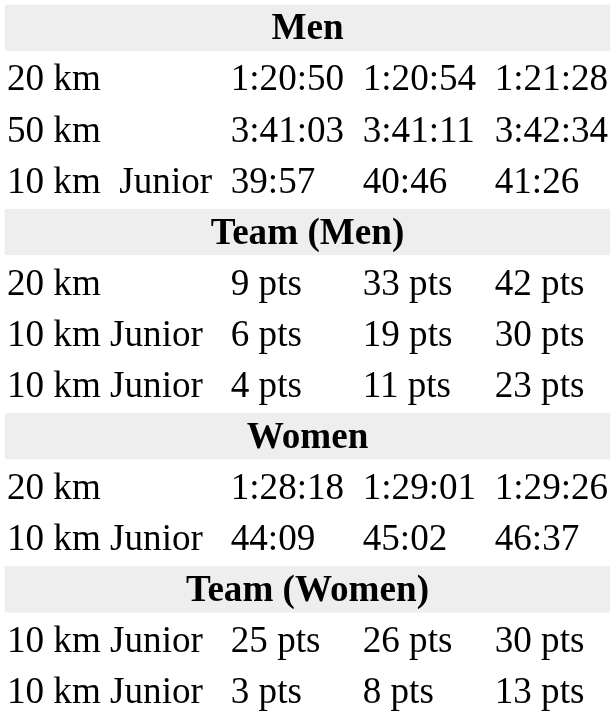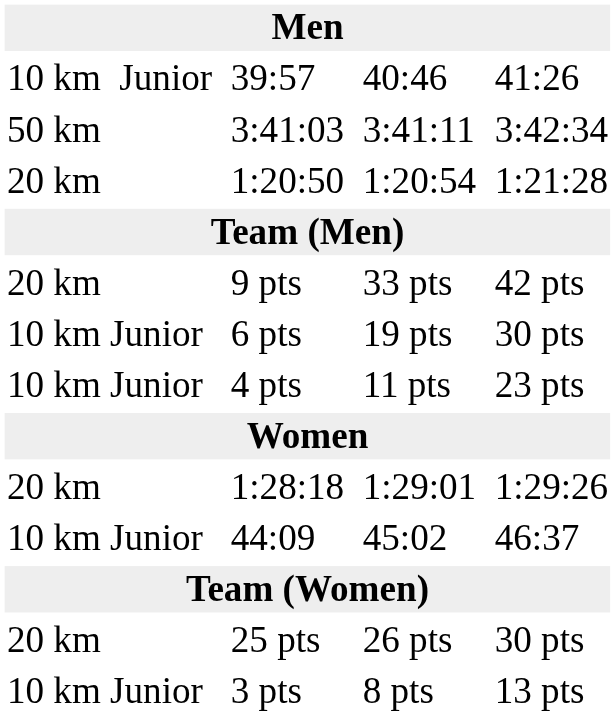rows swapped: (287, 78) <-> (273, 180)
(105, 639) 10 km Junior -> (54, 639) 20 km
